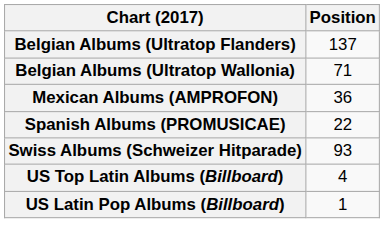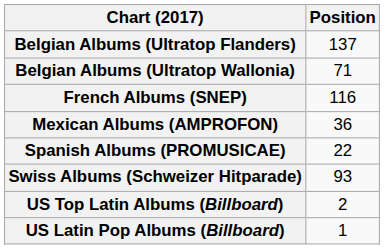+ row: (155, 97)
(343, 177) 4 -> (343, 204) 2
